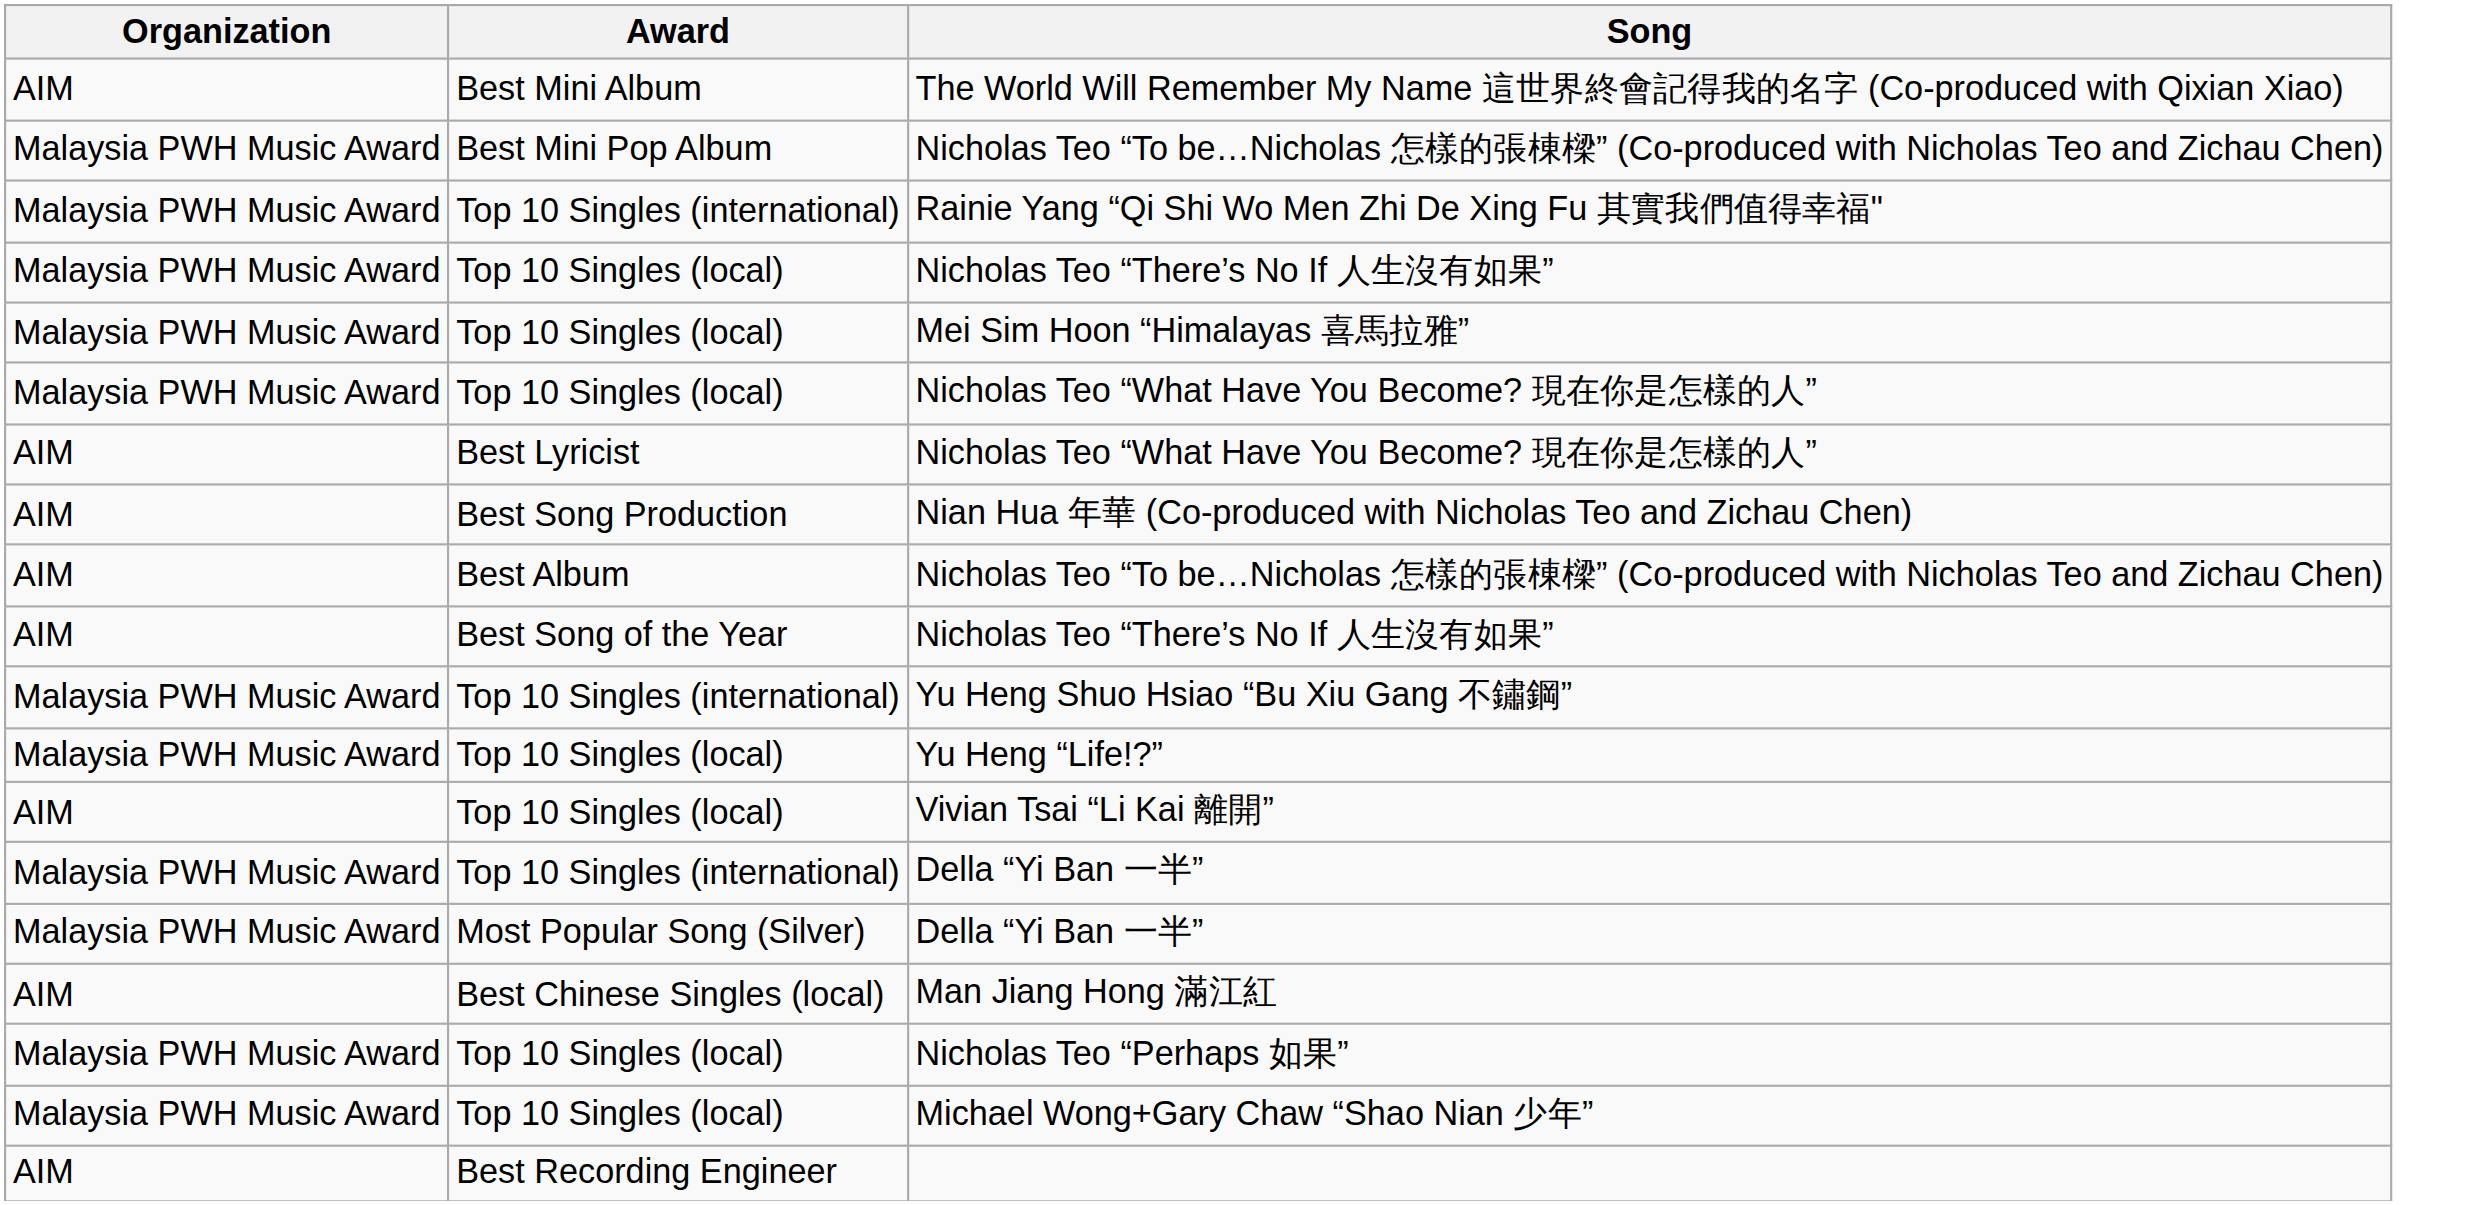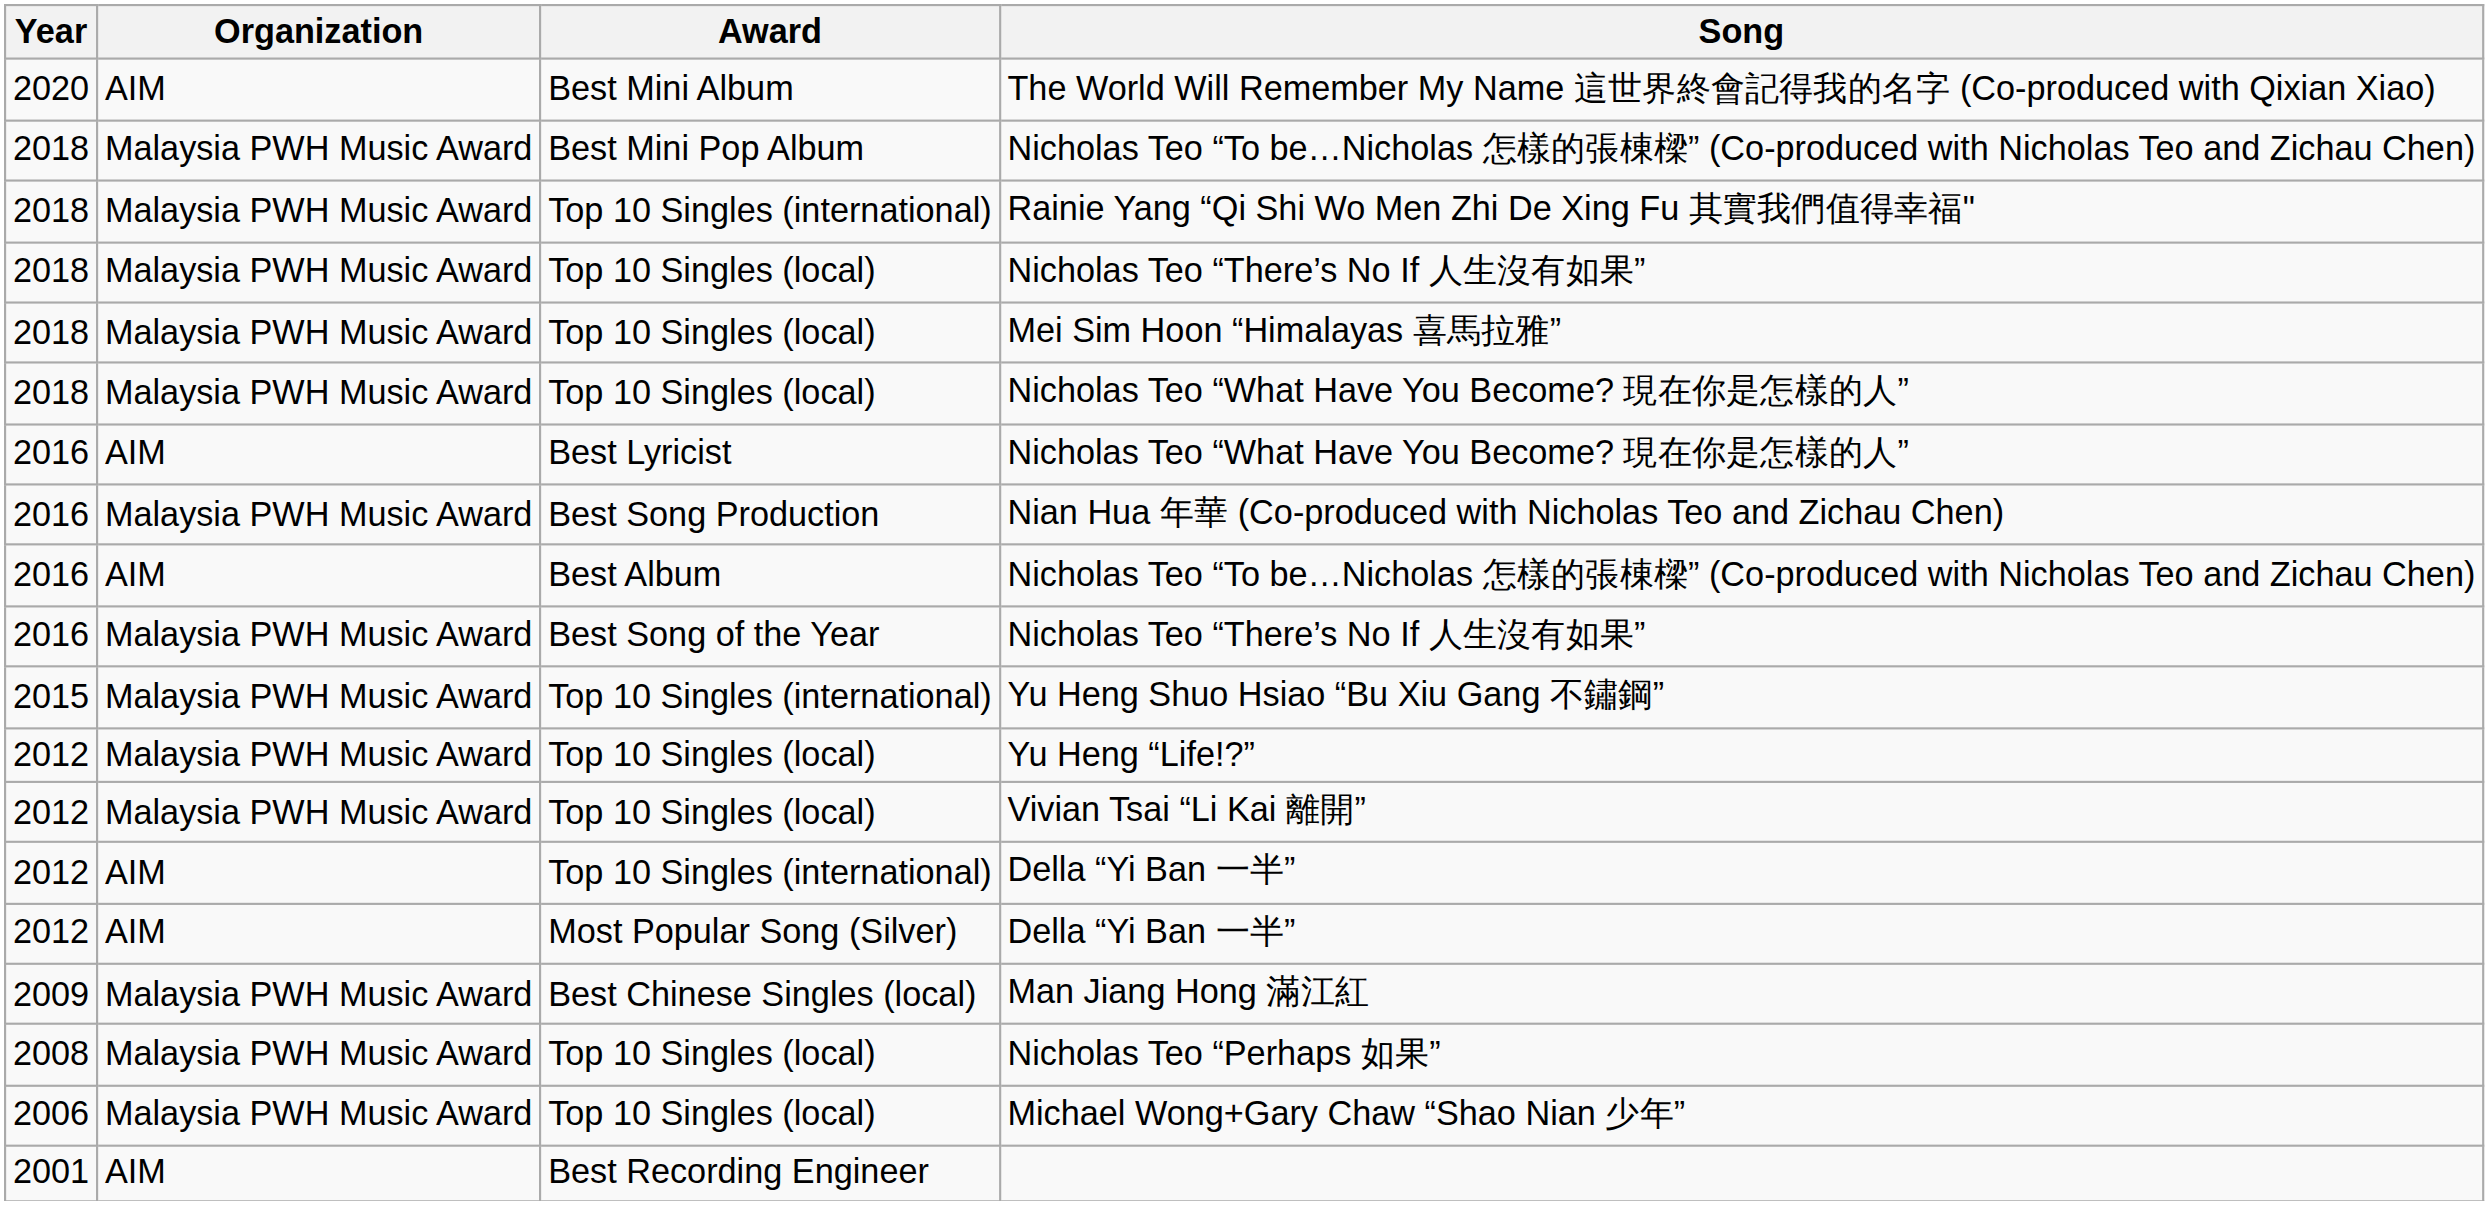+ column: (51, 31)
(43, 514) AIM -> (319, 514) Malaysia PWH Music Award
(43, 635) AIM -> (319, 635) Malaysia PWH Music Award
(43, 811) AIM -> (319, 811) Malaysia PWH Music Award
(227, 872) Malaysia PWH Music Award -> (135, 872) AIM
(227, 932) Malaysia PWH Music Award -> (135, 932) AIM
(43, 993) AIM -> (319, 993) Malaysia PWH Music Award
